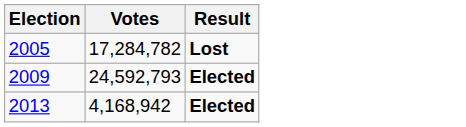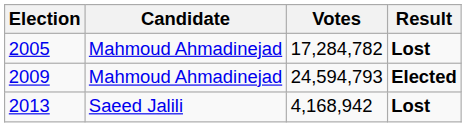+ column: (186, 19)
(135, 77) 24,592,793 -> (337, 77) 24,594,793
(222, 106) Elected -> (411, 106) Lost
